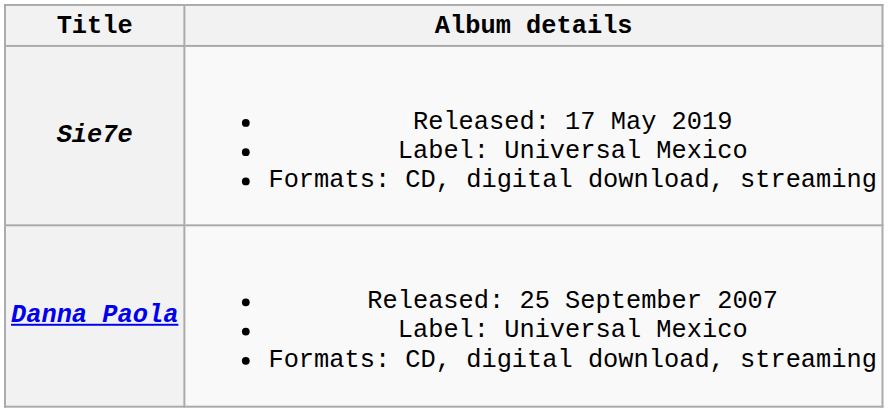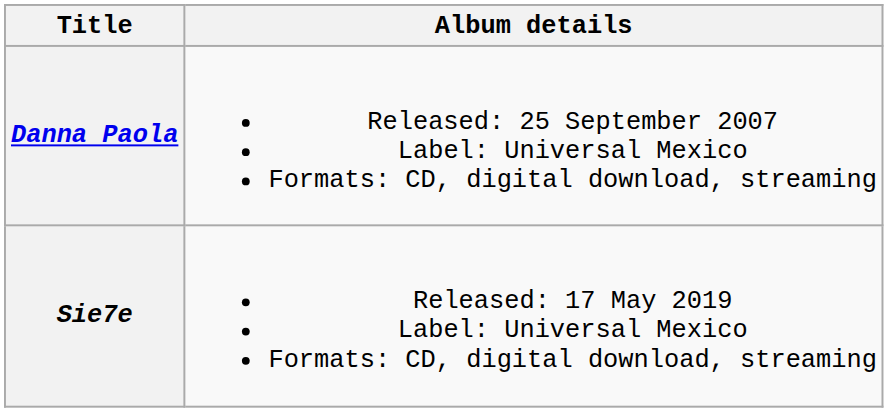rows swapped: (95, 316) <-> (95, 136)
